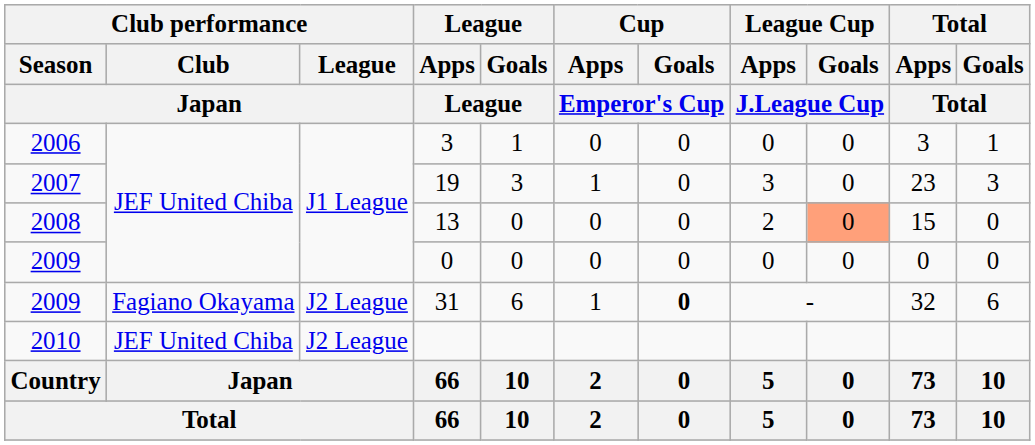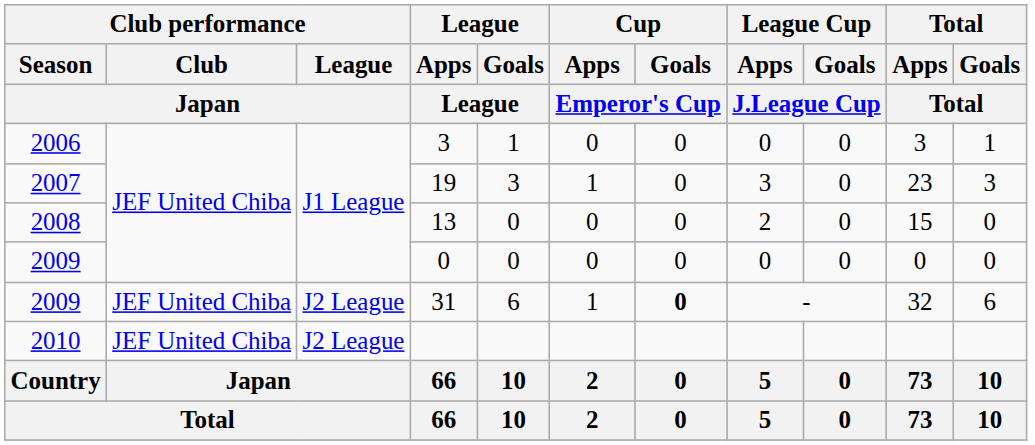(848, 222) lightsalmon background -> (845, 222) no background
(203, 301) Fagiano Okayama -> (202, 301) JEF United Chiba
